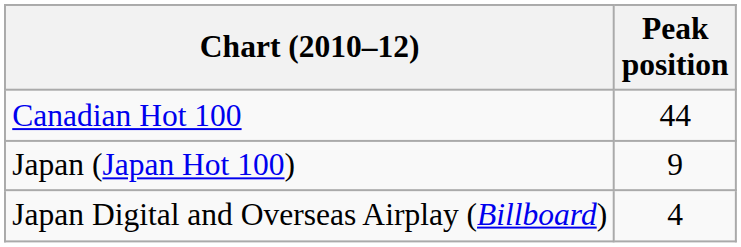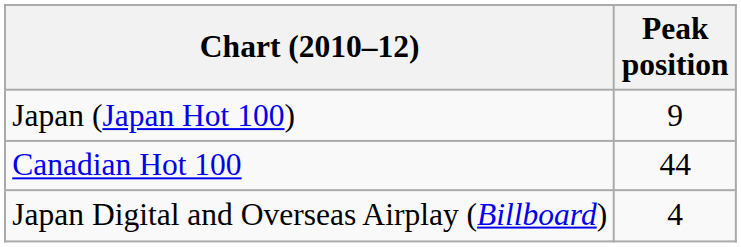rows swapped: (127, 114) <-> (154, 164)
